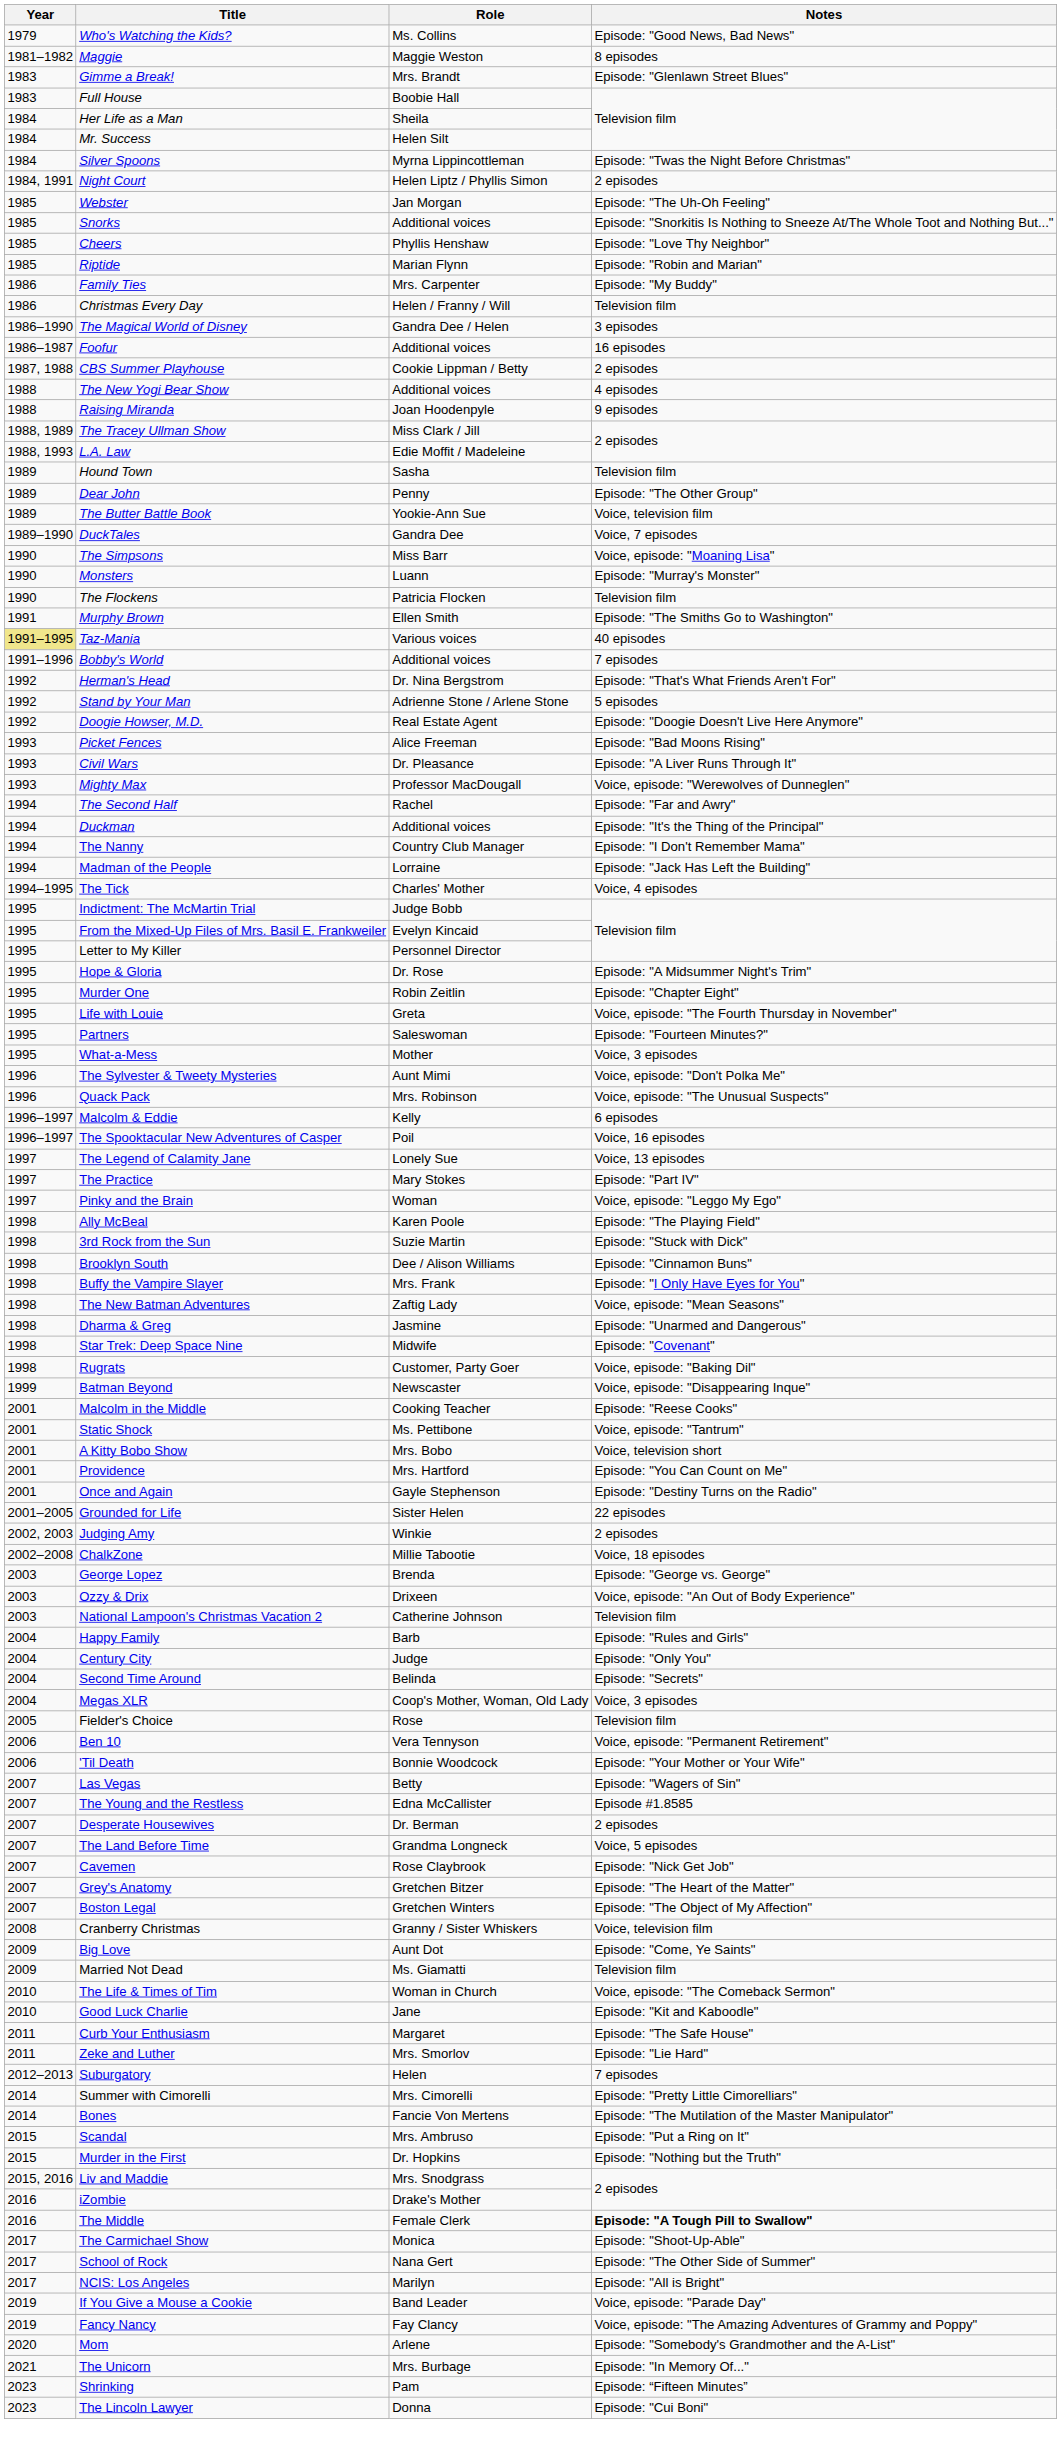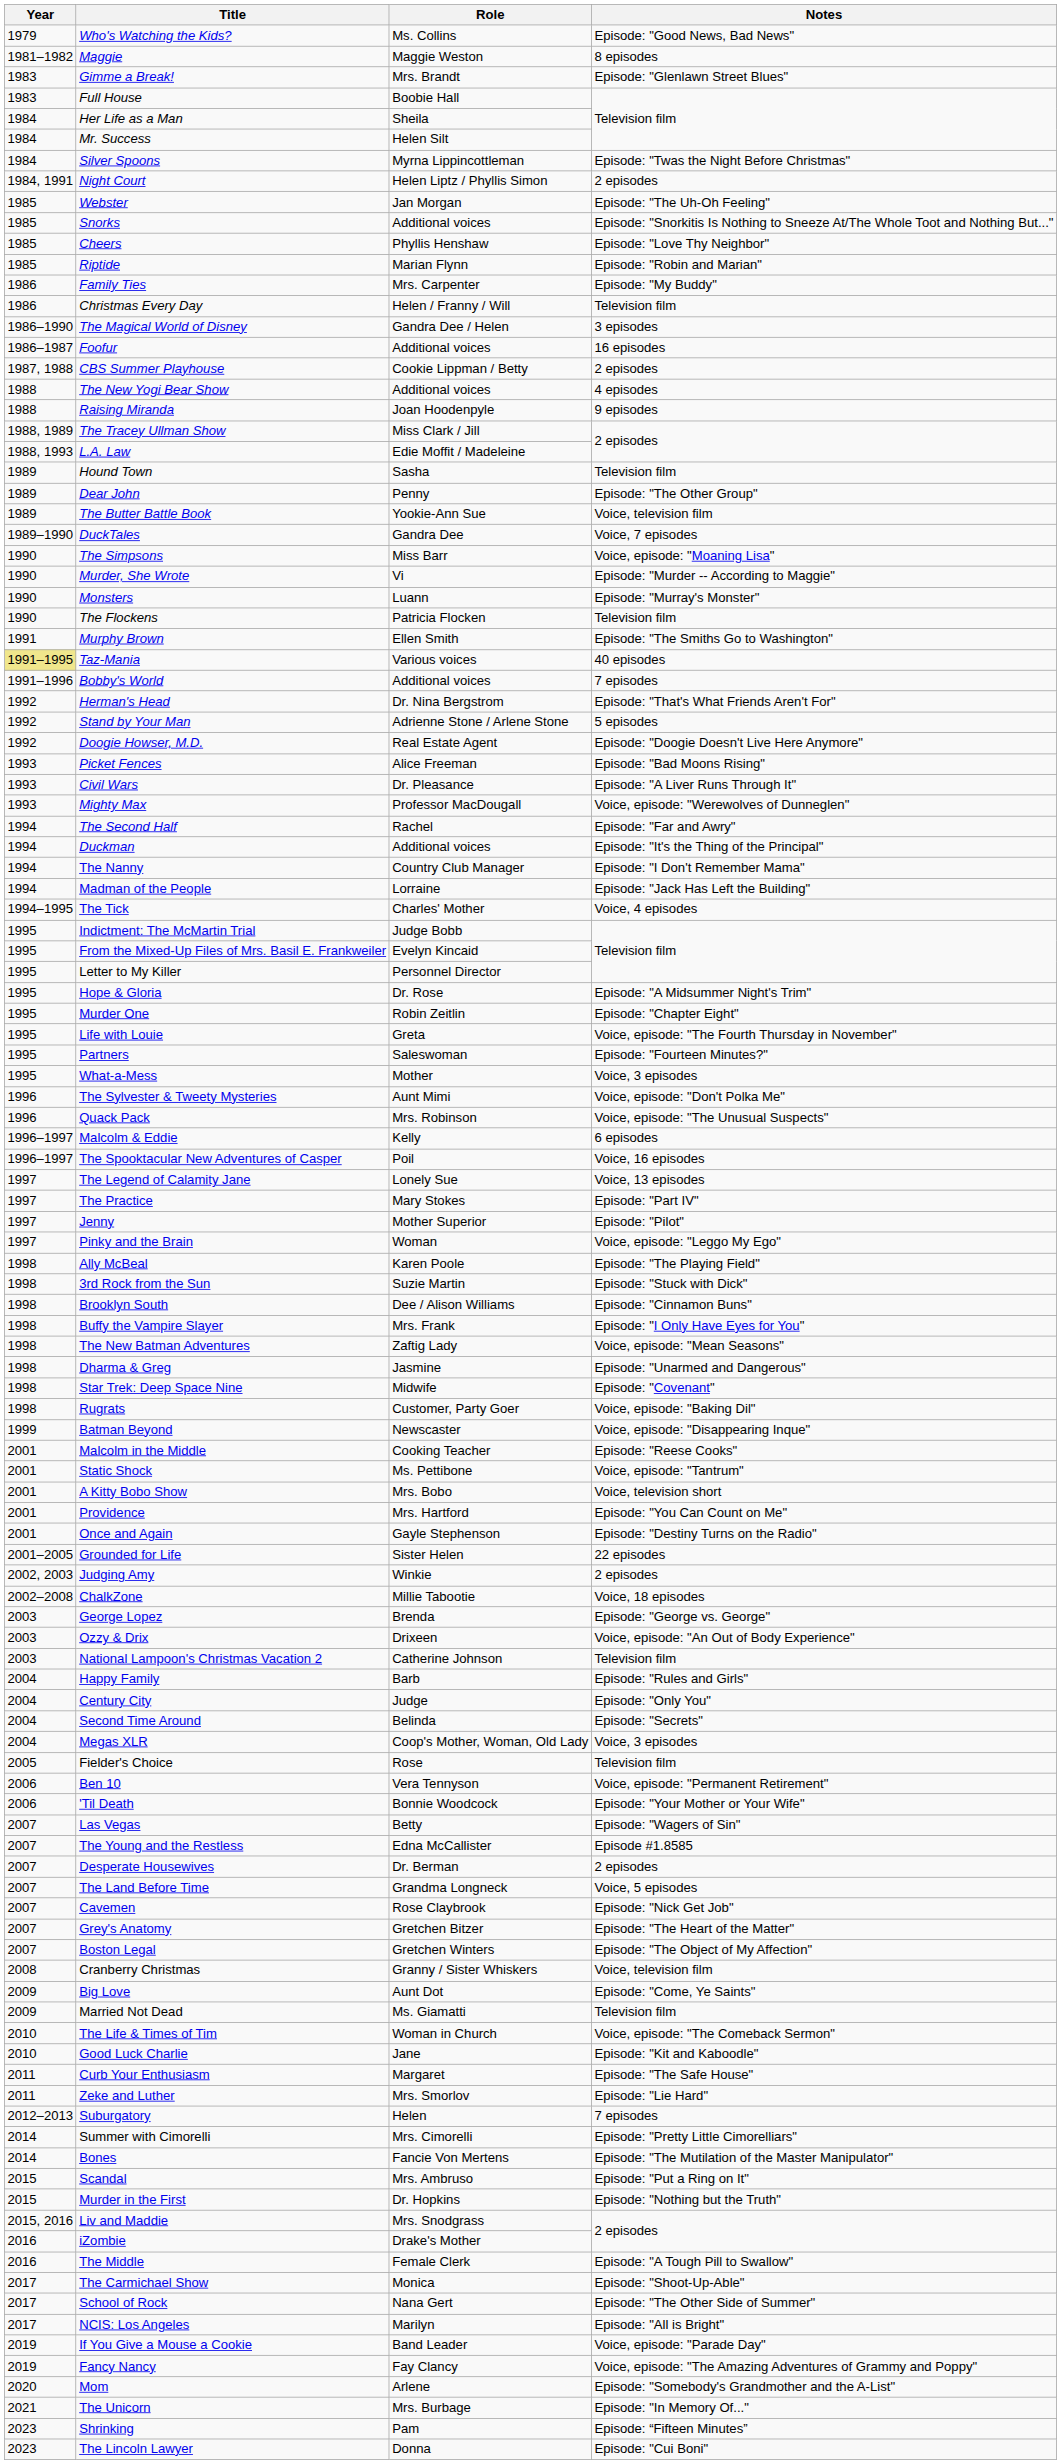+ row: (134, 576)
+ row: (97, 1221)
(703, 2220) bold -> (694, 2262) normal
